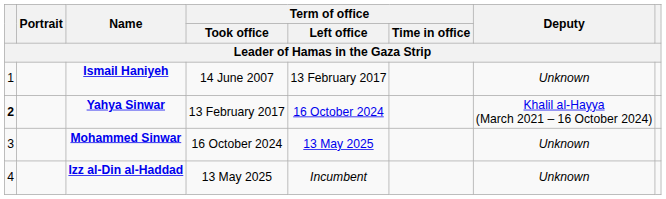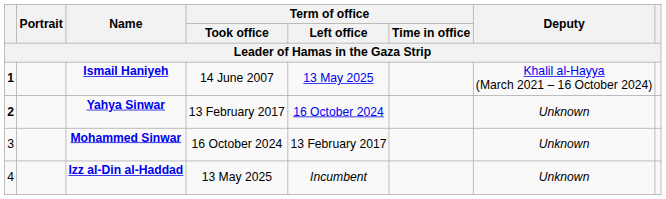(11, 78) normal -> (11, 78) bold
(338, 78) 13 February 2017 -> (338, 78) 13 May 2025
(564, 78) Unknown -> (564, 78) Khalil al-Hayya (March 2021 – 16 October 2024)
(564, 111) Khalil al-Hayya (March 2021 – 16 October 2024) -> (564, 111) Unknown
(338, 144) 13 May 2025 -> (338, 144) 13 February 2017
